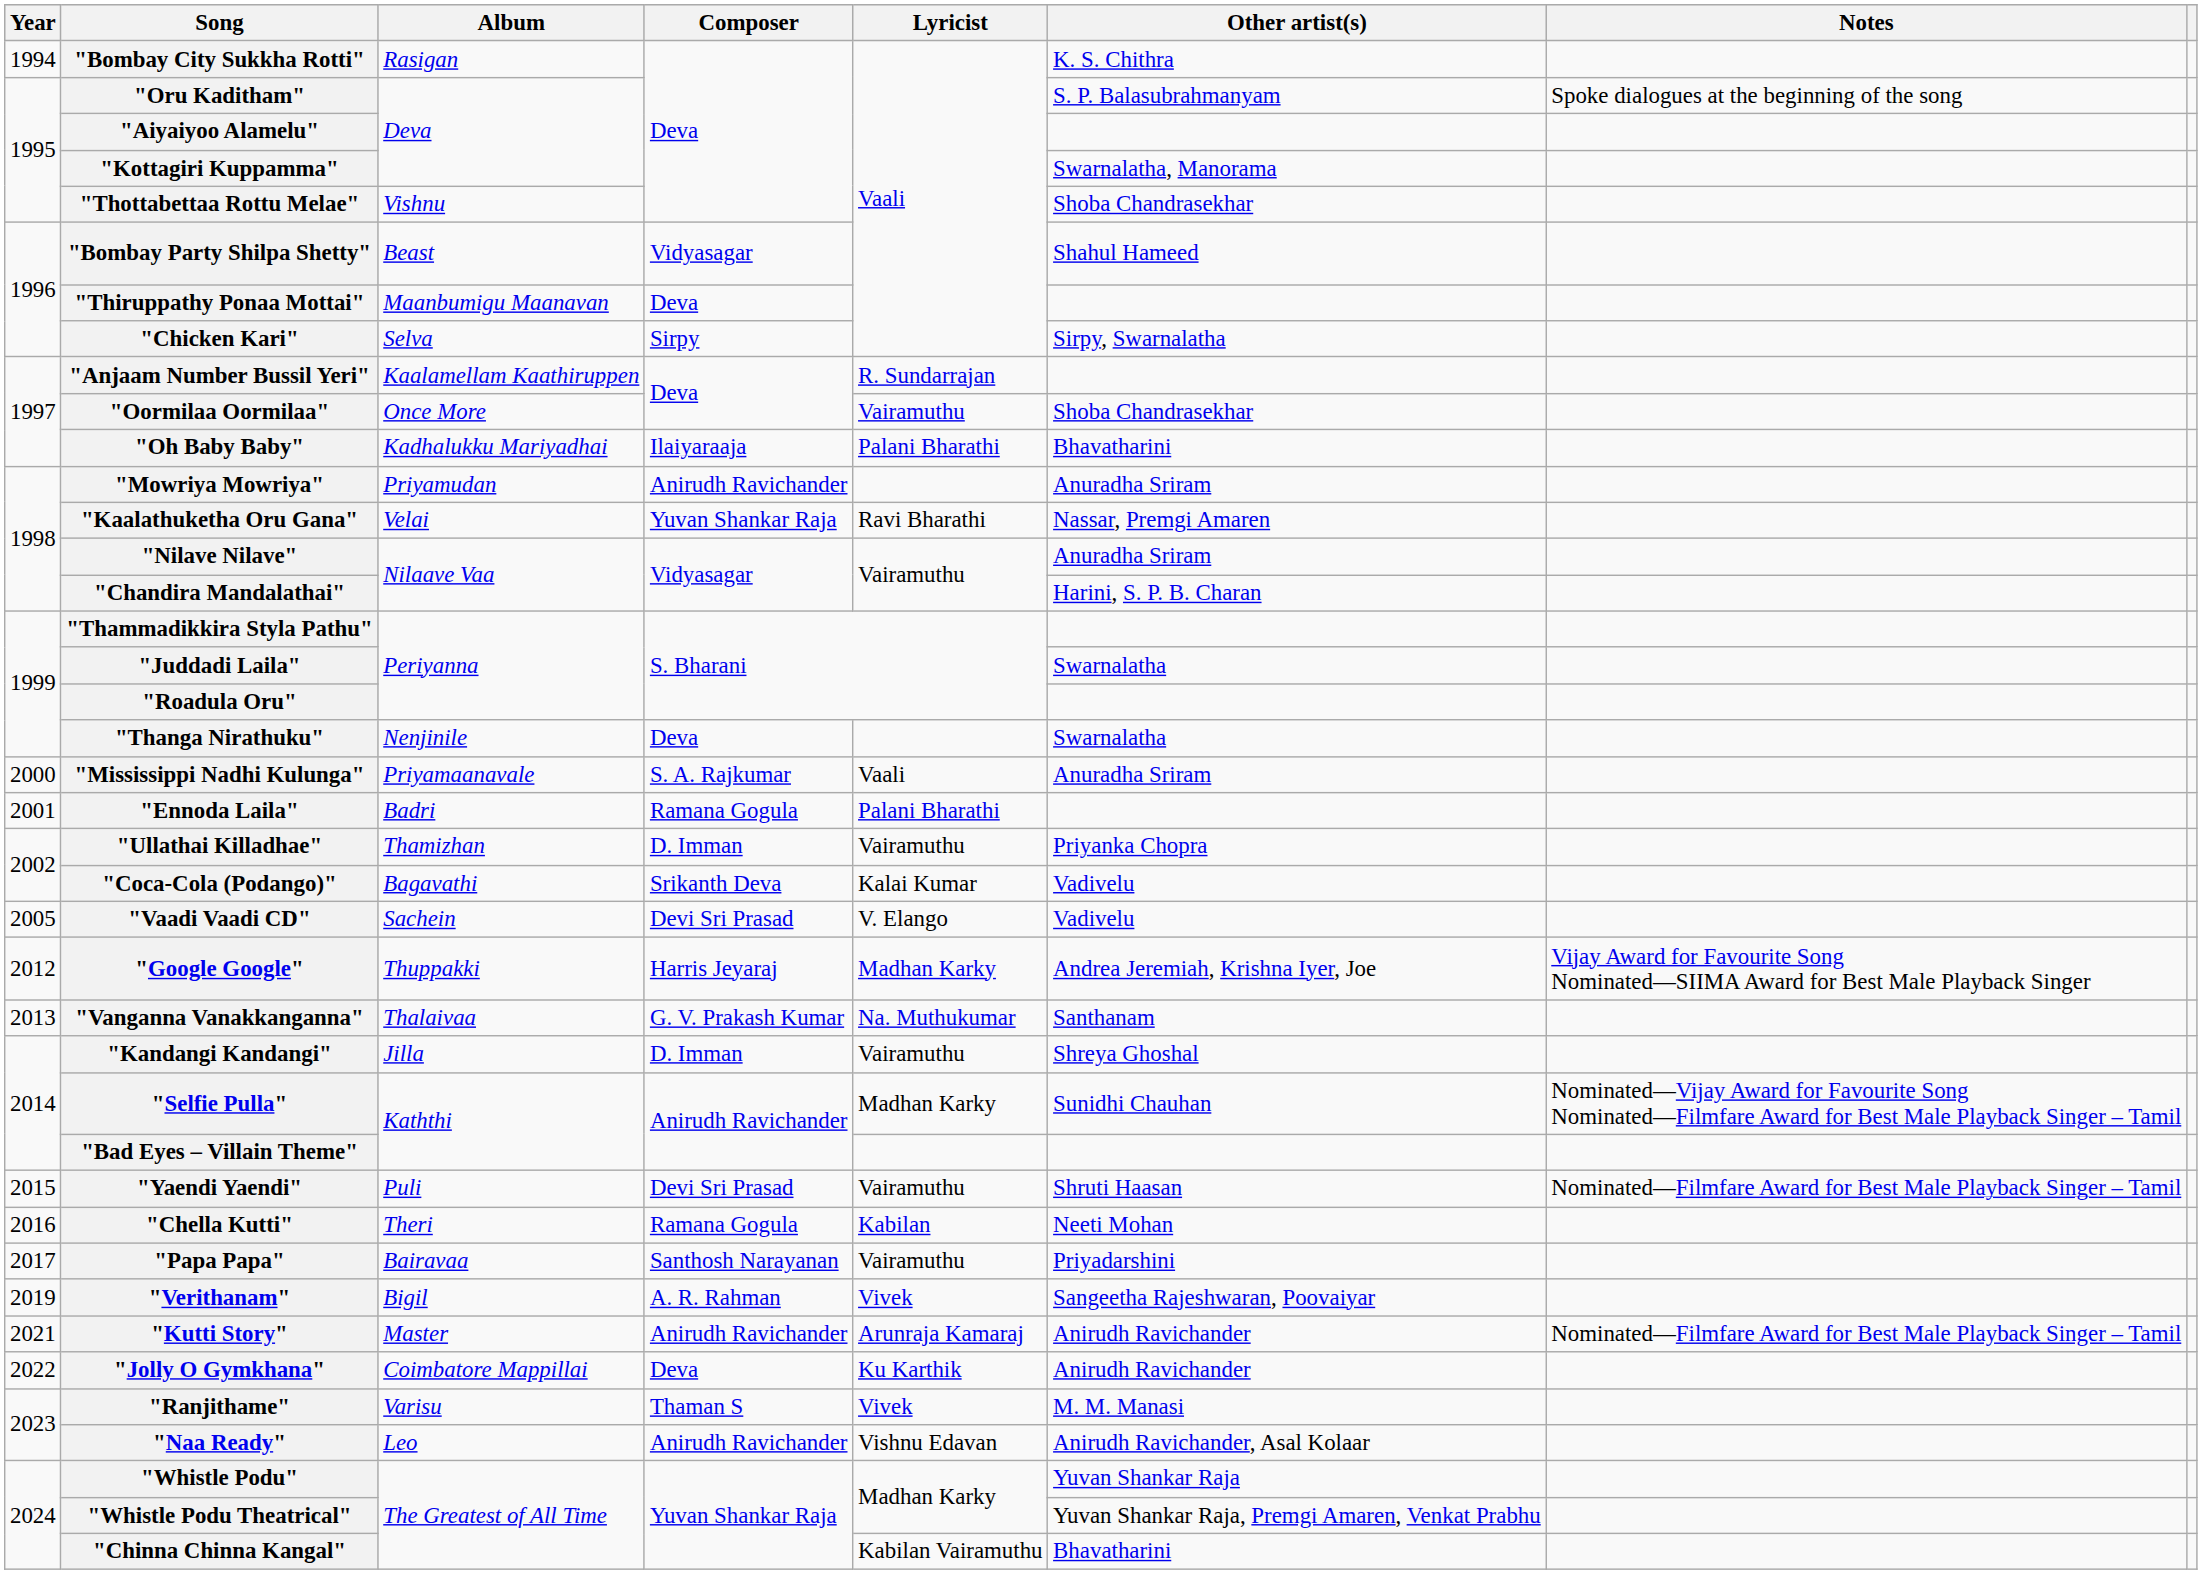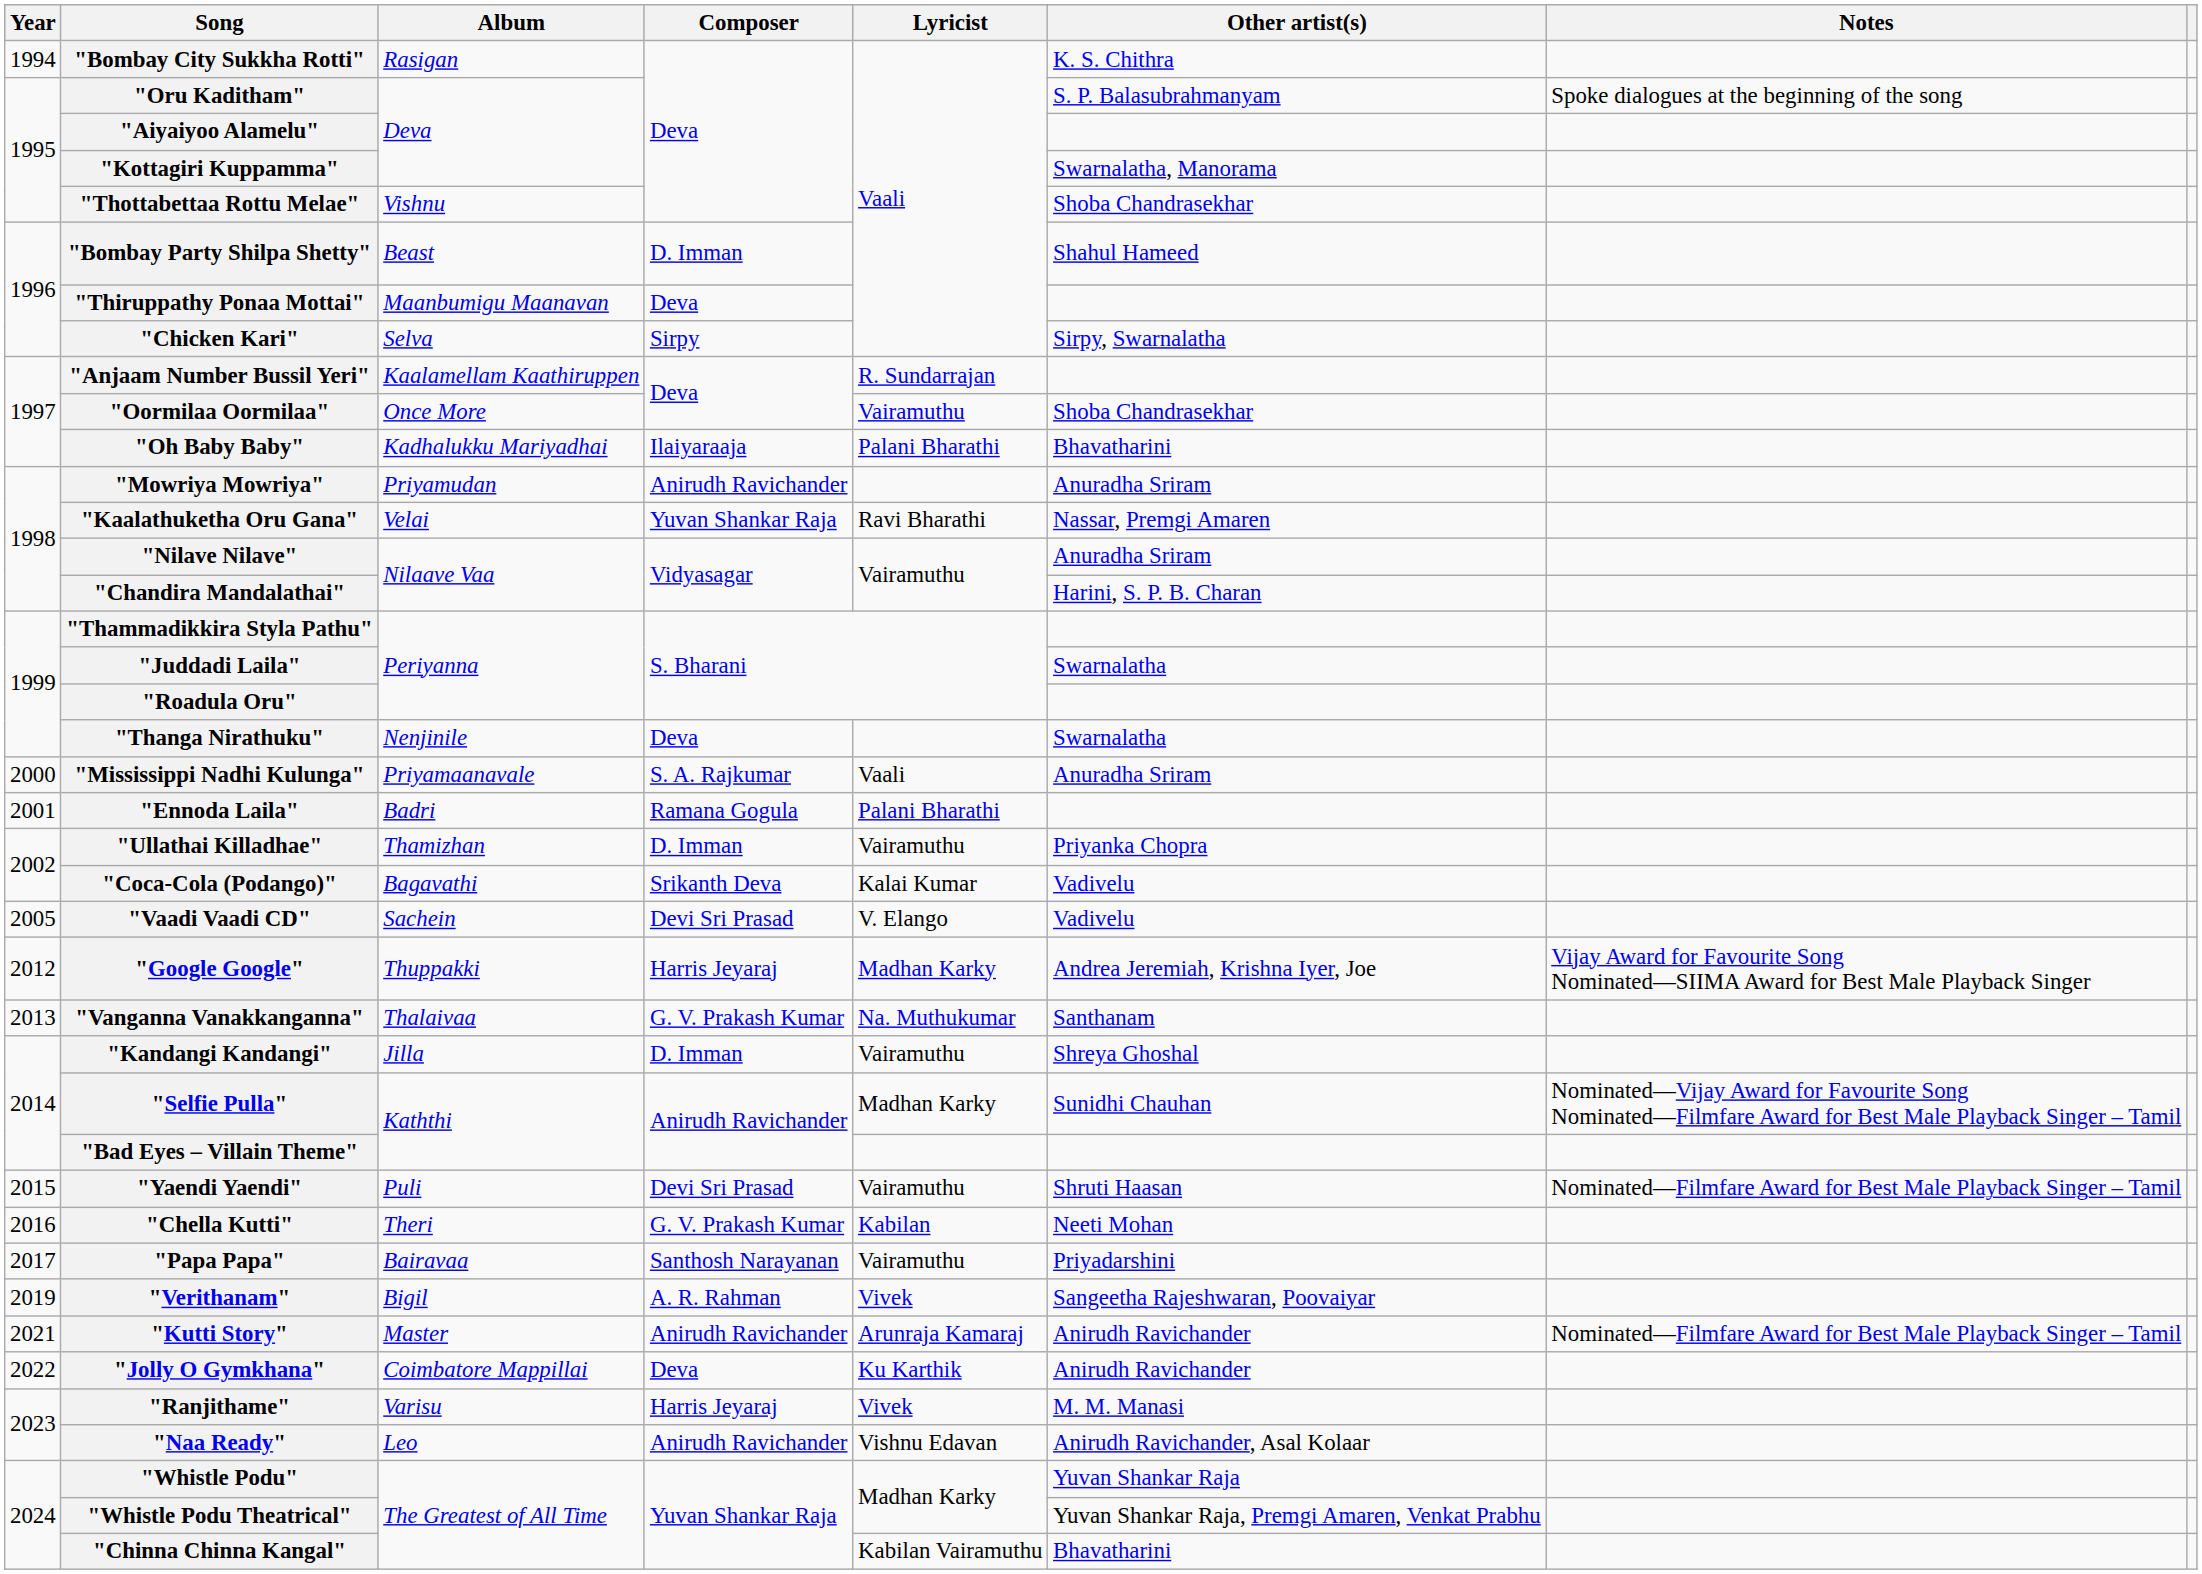(701, 253) Vidyasagar -> (696, 253) D. Imman
(724, 1224) Ramana Gogula -> (747, 1224) G. V. Prakash Kumar
(697, 1406) Thaman S -> (714, 1406) Harris Jeyaraj
